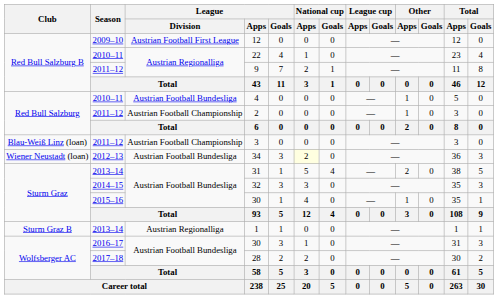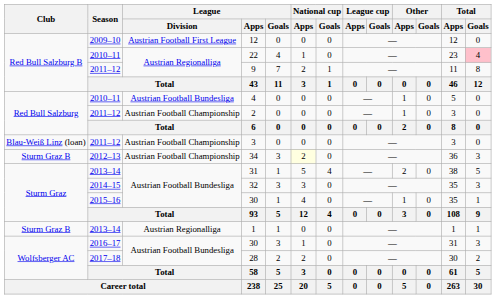(481, 55) no background -> (478, 55) pink background
(47, 157) Wiener Neustadt (loan) -> (46, 157) Sturm Graz B
(185, 157) Austrian Football Bundesliga -> (182, 157) Austrian Football Championship
